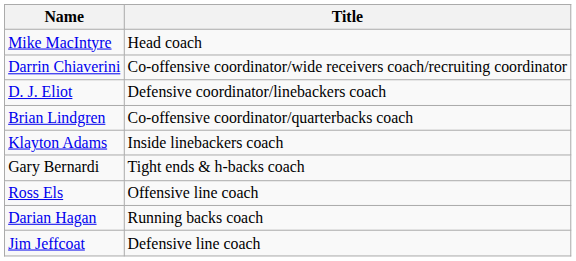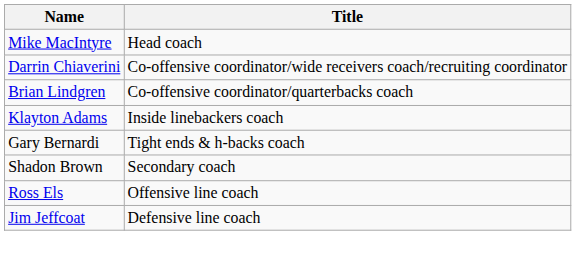- row: (40, 92)
+ row: (55, 167)
- row: (52, 218)
